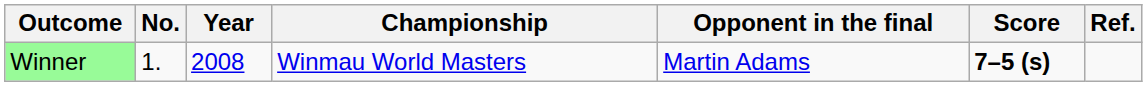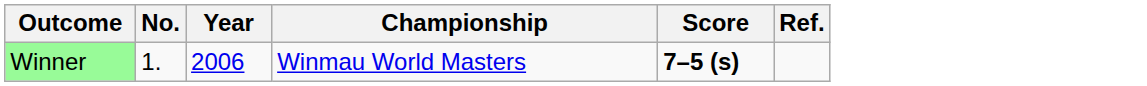- column: (813, 23)
(218, 61) 2008 -> (218, 61) 2006
